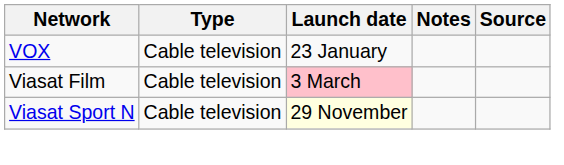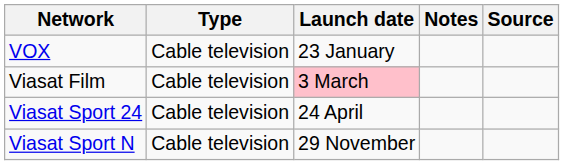+ row: (76, 112)
(349, 112) lightyellow background -> (357, 143) no background
